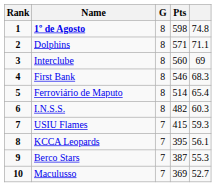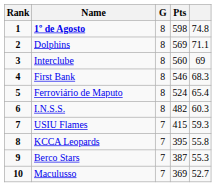(180, 45) 571 -> (180, 45) 569
(180, 93) 514 -> (180, 93) 524
(200, 142) 56.1 -> (200, 142) 55.8
